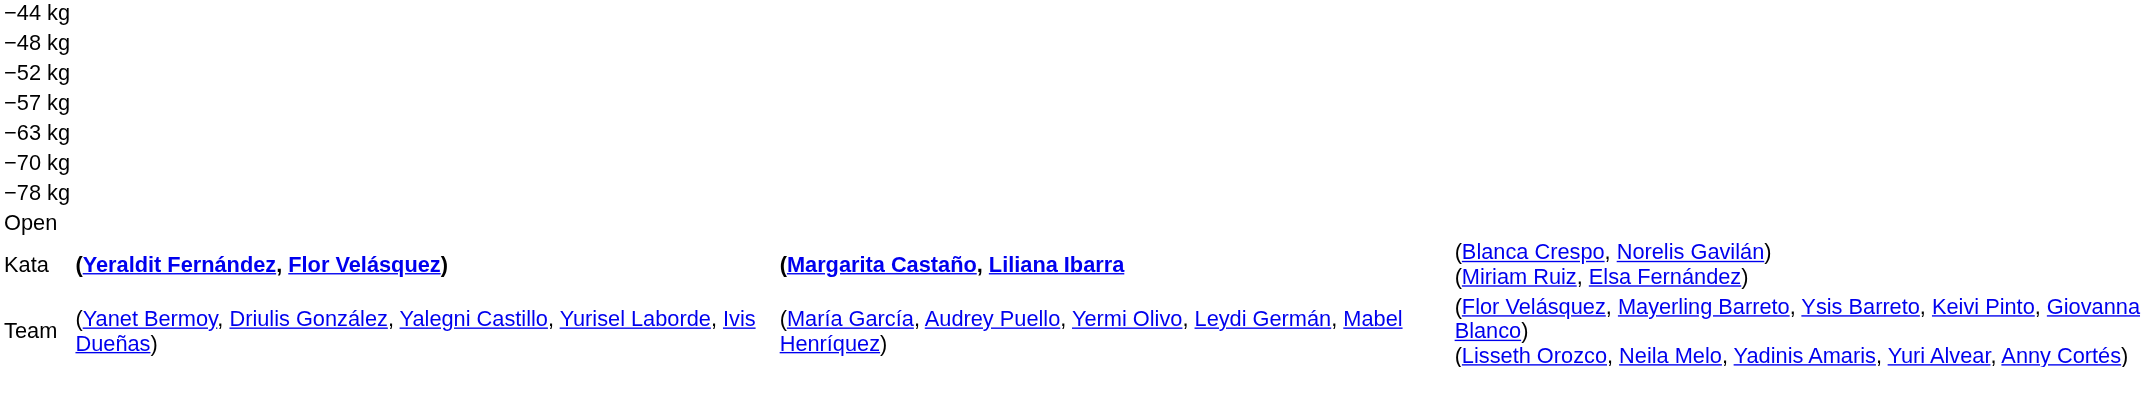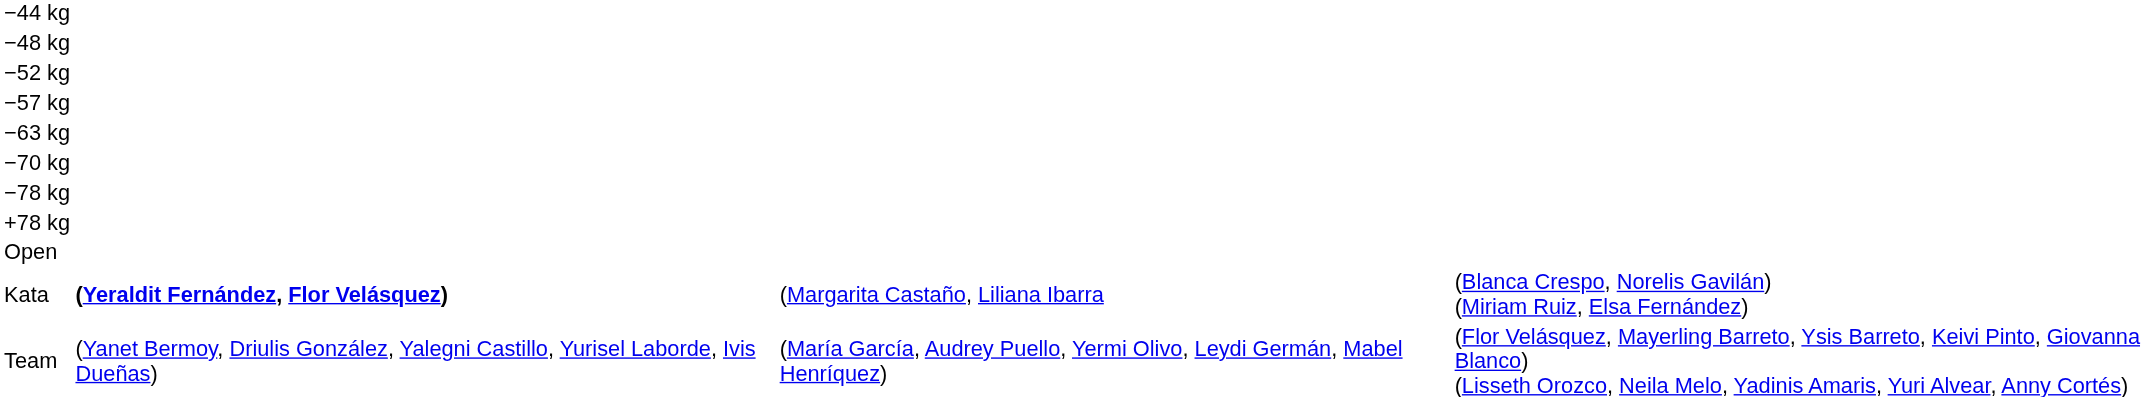+ row: (37, 222)
(952, 264) bold -> (942, 294) normal
